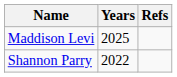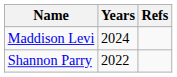(115, 38) 2025 -> (115, 38) 2024
